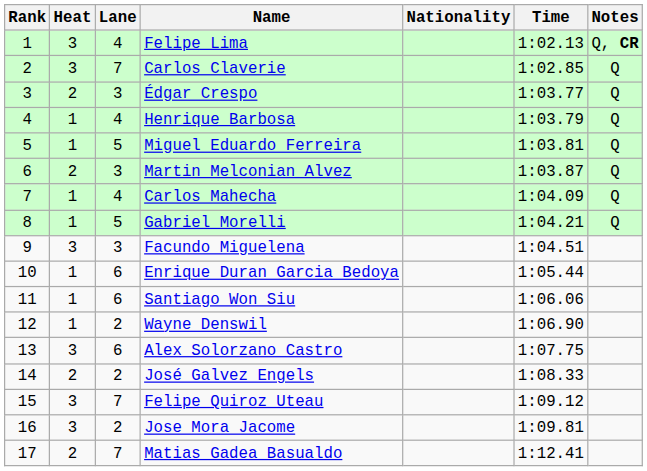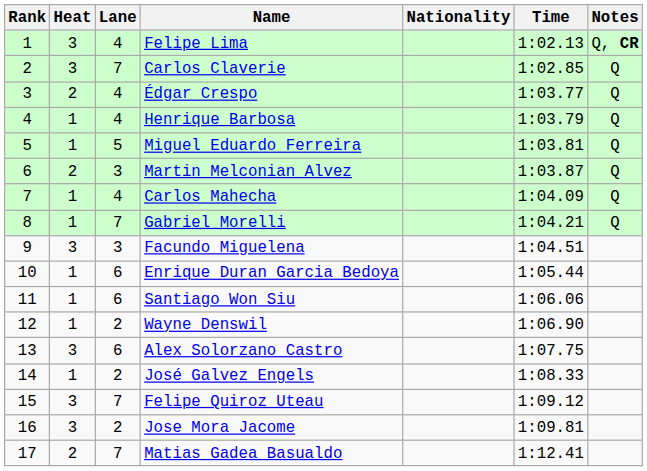(118, 94) 3 -> (118, 94) 4
(118, 223) 5 -> (118, 223) 7
(72, 376) 2 -> (72, 376) 1
